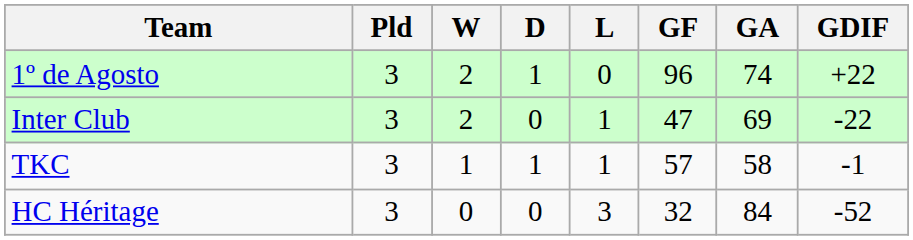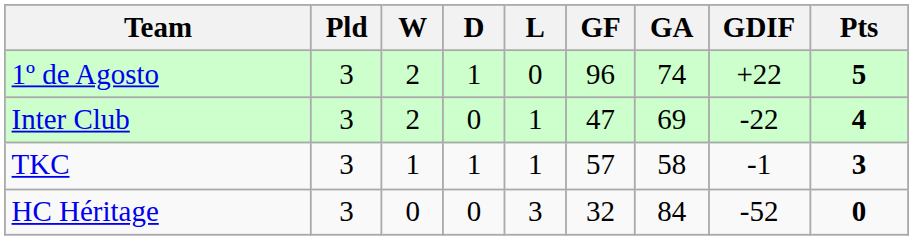+ column: (859, 27)
